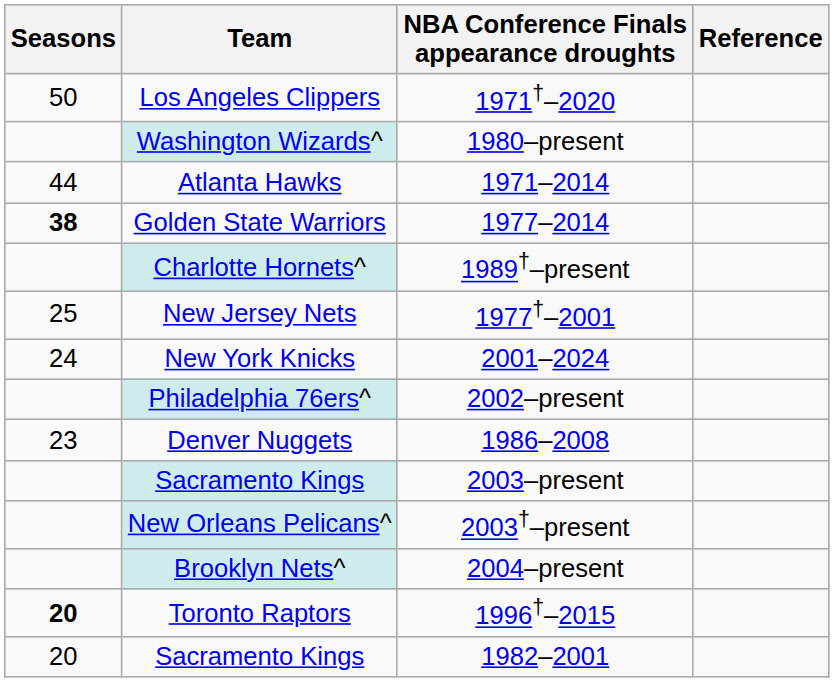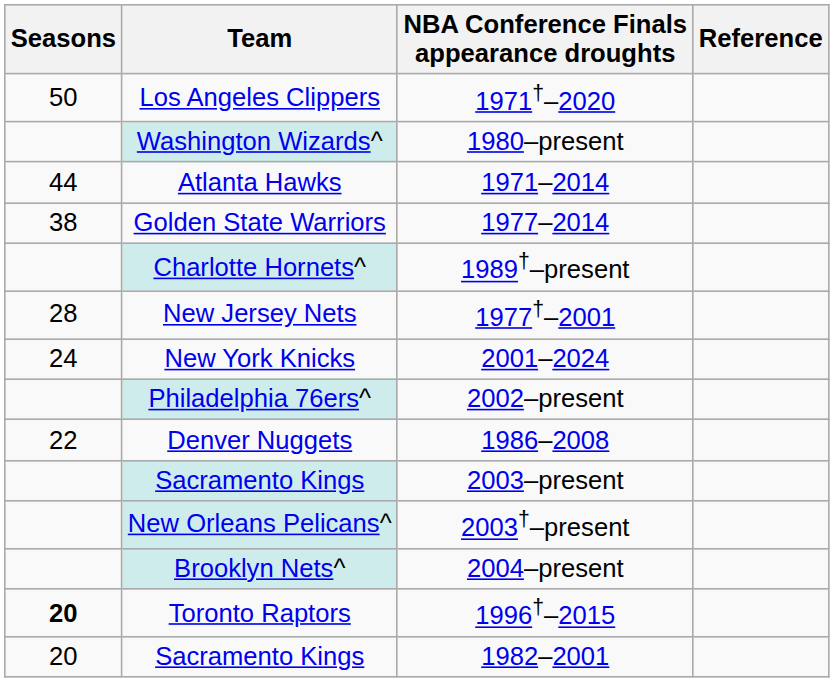(63, 222) bold -> (63, 222) normal
(63, 314) 25 -> (63, 314) 28
(63, 439) 23 -> (63, 439) 22
